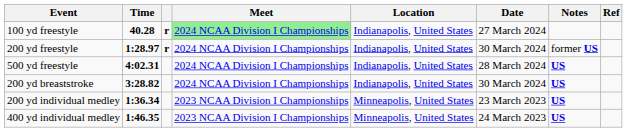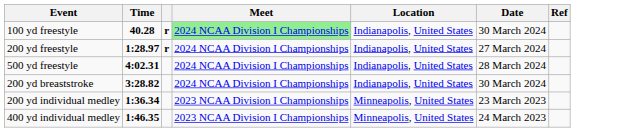- column: (575, 13)
(512, 30) 27 March 2024 -> (512, 30) 30 March 2024
(512, 48) 30 March 2024 -> (512, 48) 27 March 2024
